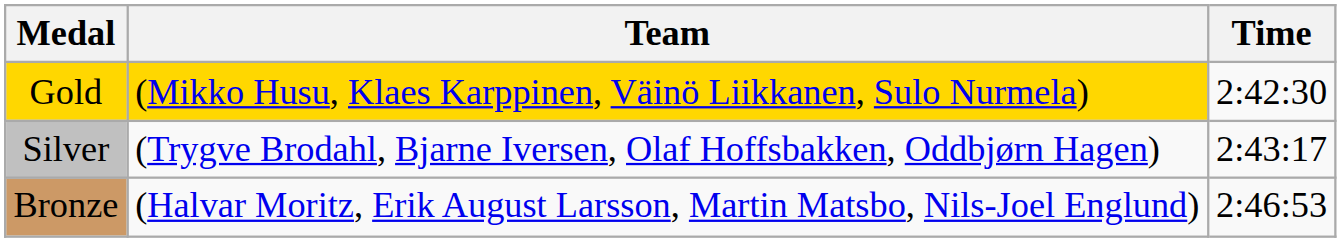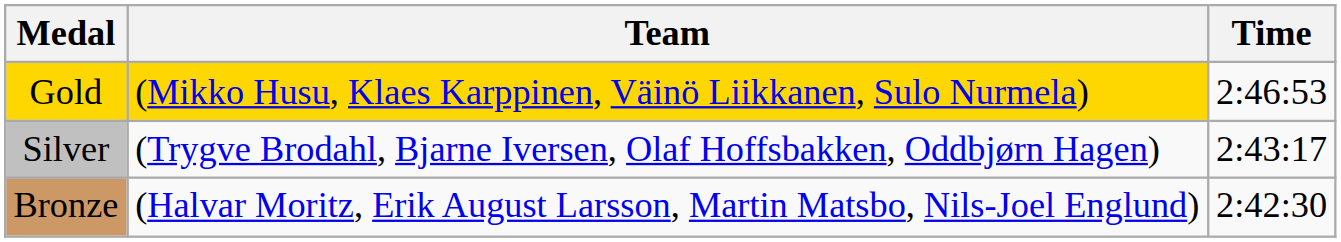(1272, 90) 2:42:30 -> (1272, 90) 2:46:53
(1272, 206) 2:46:53 -> (1272, 206) 2:42:30
